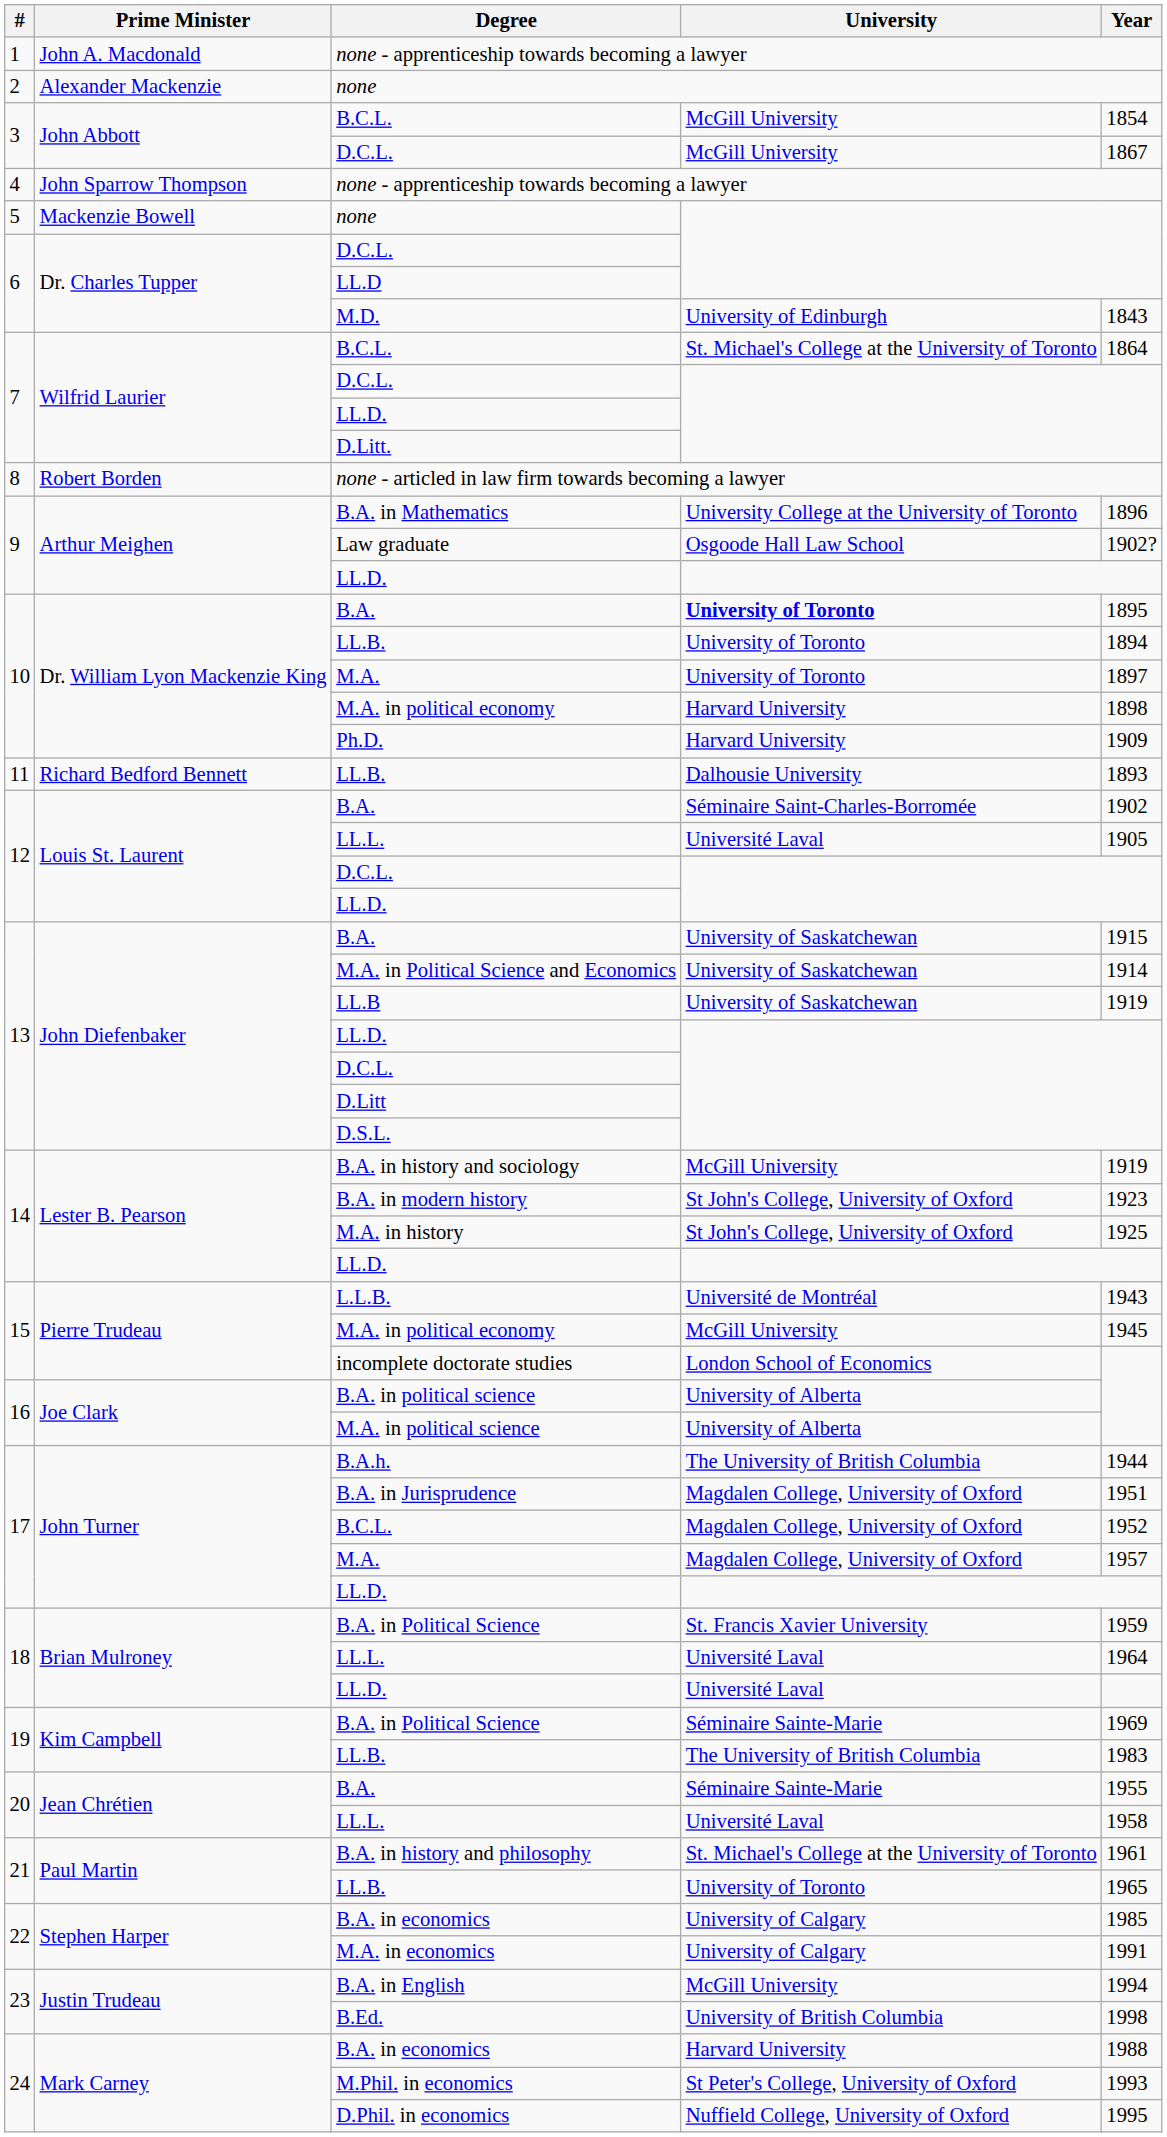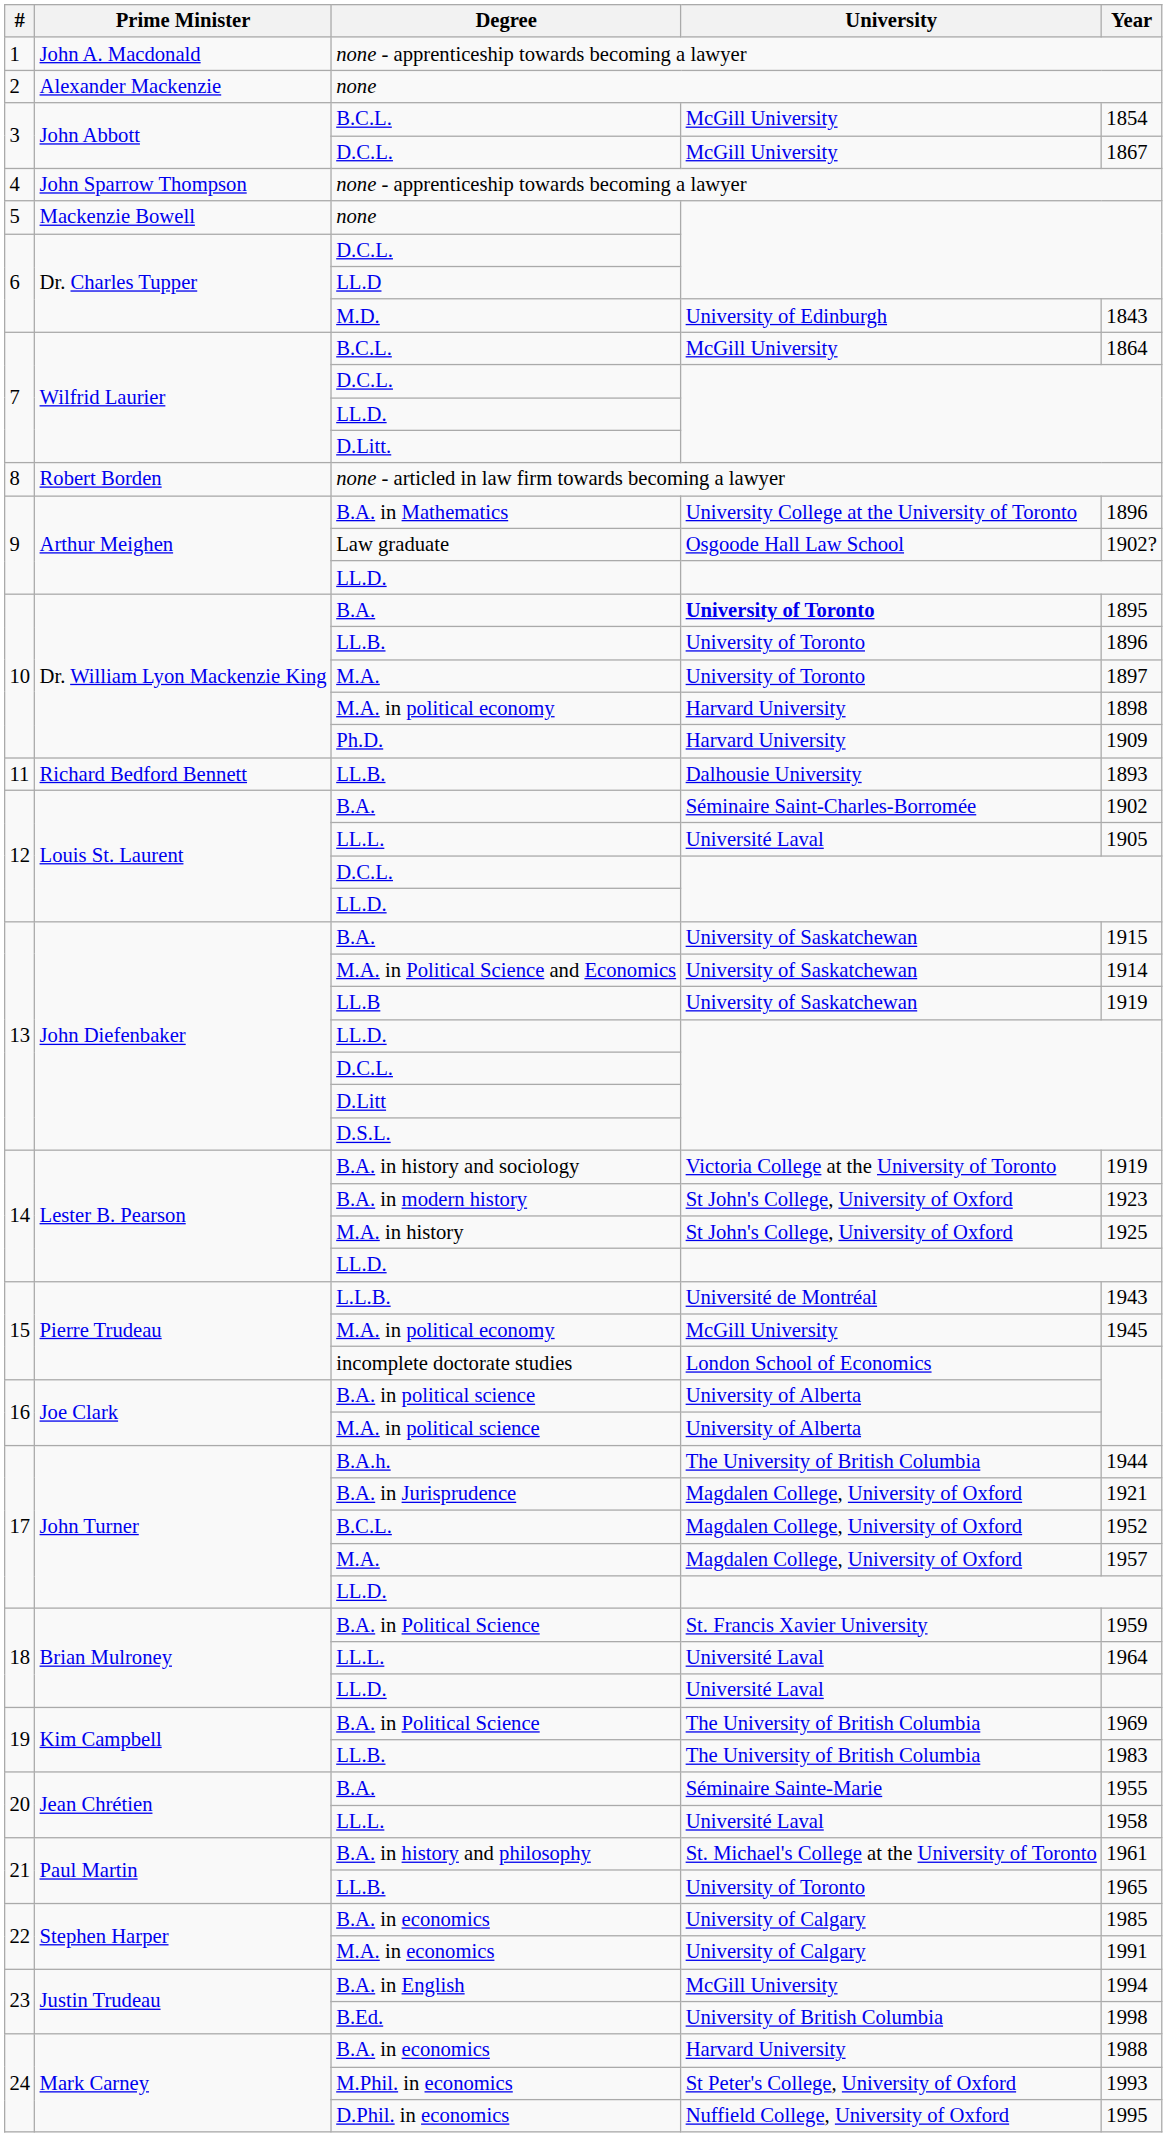(891, 348) St. Michael's College at the University of Toronto -> (762, 348) McGill University
(1127, 642) 1894 -> (1127, 642) 1896
(762, 1166) McGill University -> (871, 1166) Victoria College at the University of Toronto
(1127, 1493) 1951 -> (1127, 1493) 1921
(784, 1723) Séminaire Sainte-Marie -> (833, 1723) The University of British Columbia
